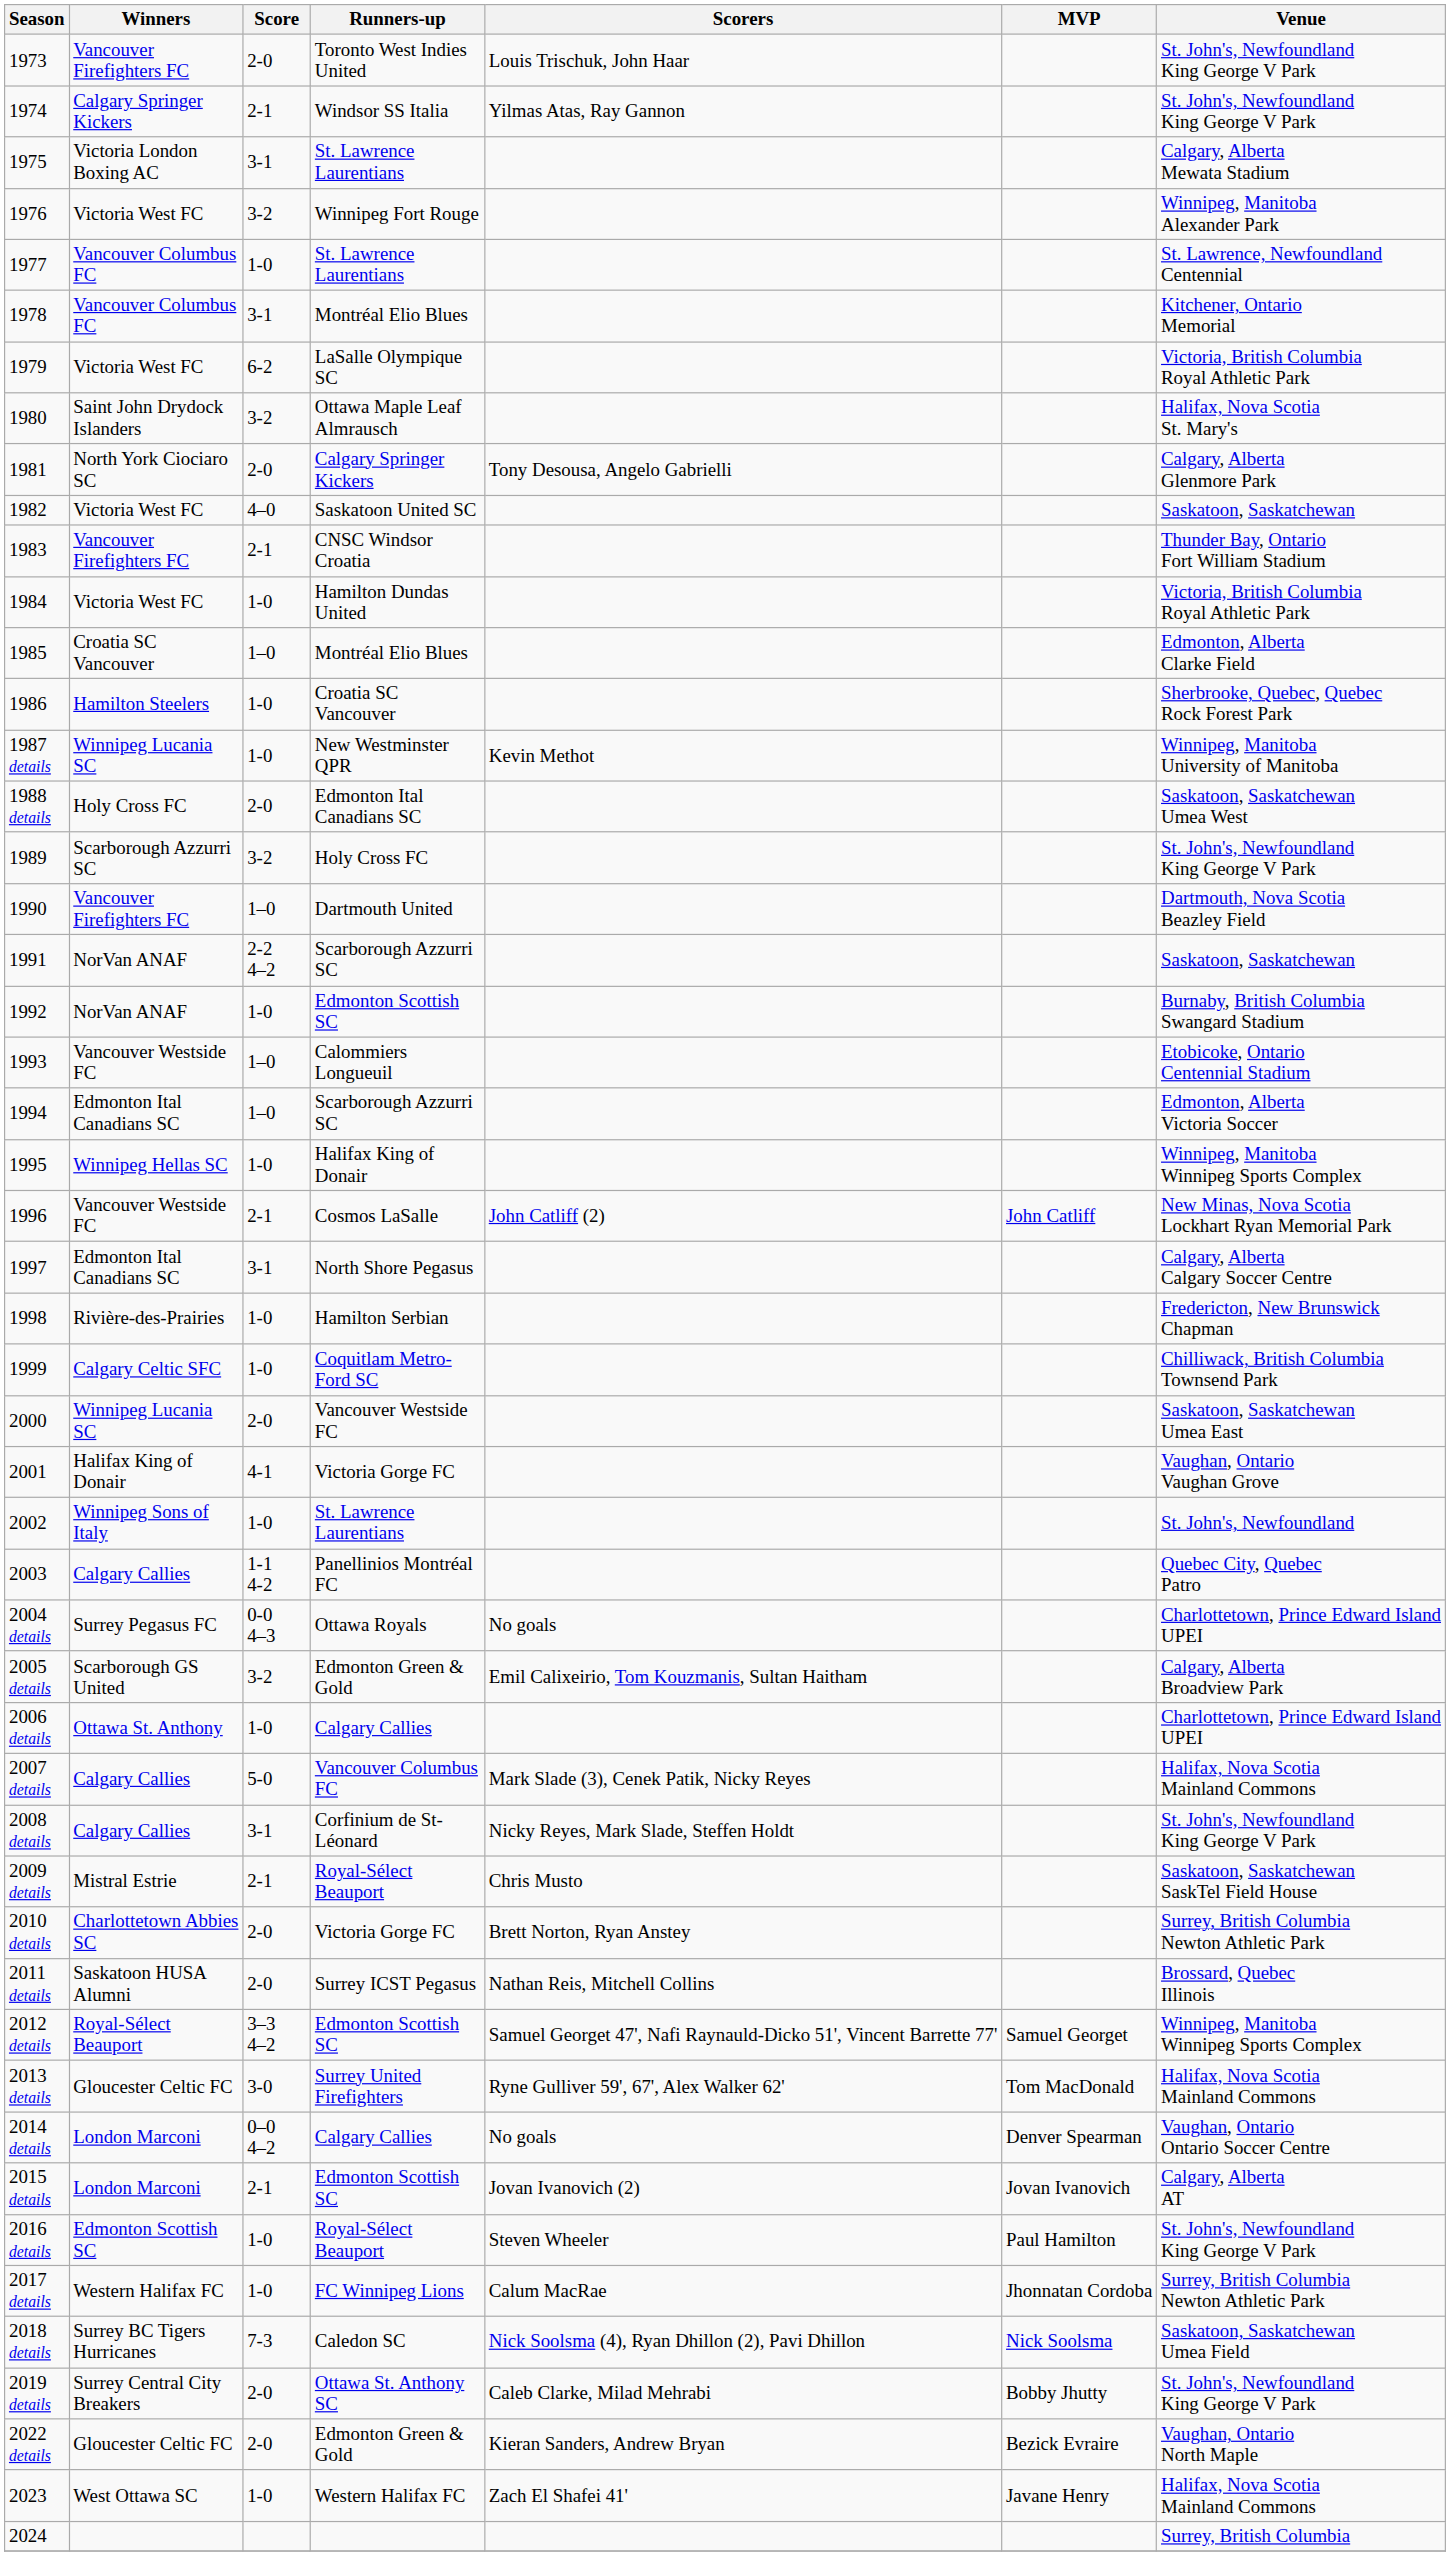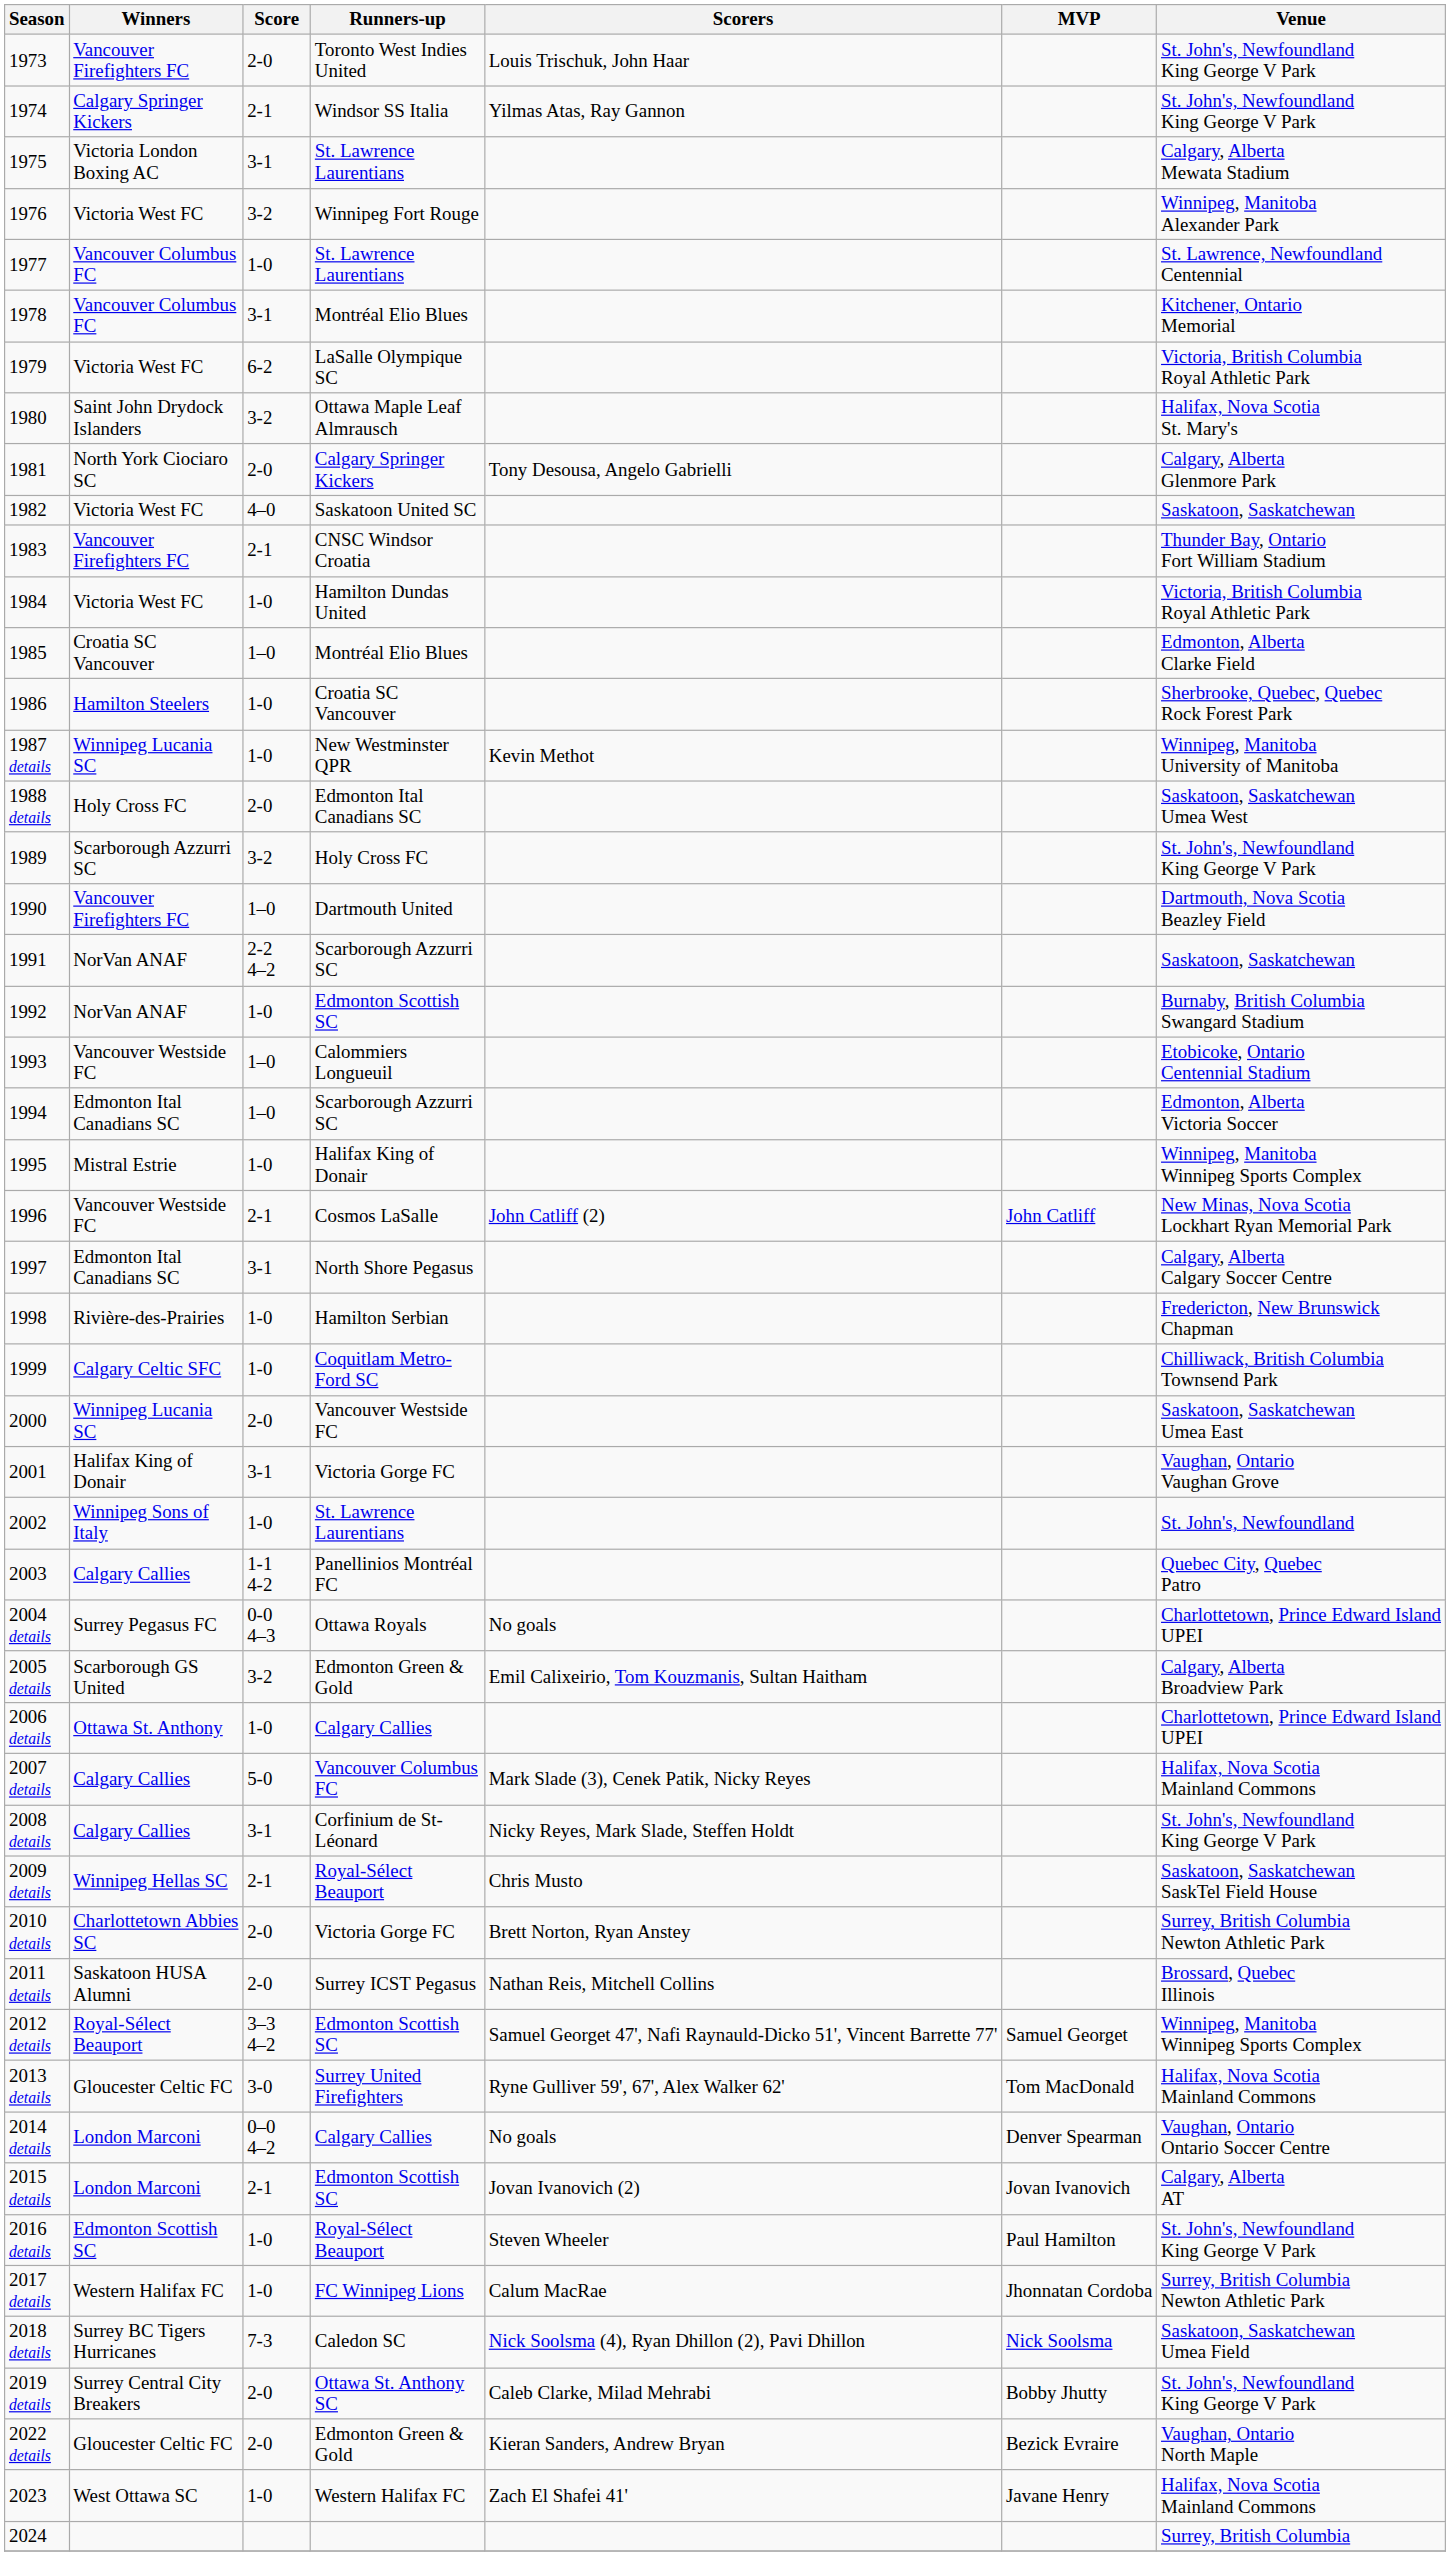(150, 1164) Winnipeg Hellas SC -> (125, 1164) Mistral Estrie
(260, 1471) 4-1 -> (260, 1471) 3-1
(125, 1881) Mistral Estrie -> (150, 1881) Winnipeg Hellas SC
